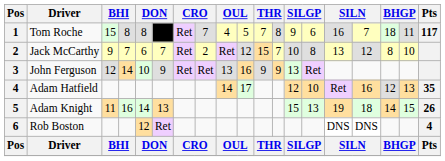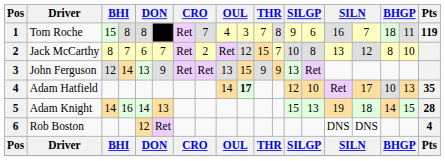(246, 32) 5 -> (246, 32) 3
(429, 32) 117 -> (429, 32) 119
(110, 51) 9 -> (110, 51) 8
(144, 70) 10 -> (144, 70) 13
(246, 70) 16 -> (246, 70) 15
(246, 88) normal -> (246, 88) bold
(366, 88) 16 -> (366, 88) 17
(390, 88) 12 -> (390, 88) 10
(110, 107) 11 -> (110, 107) 14
(429, 107) 26 -> (429, 107) 28
